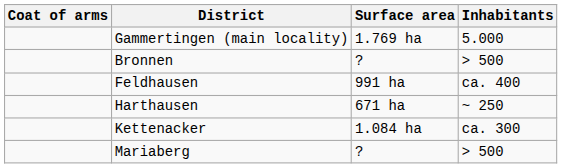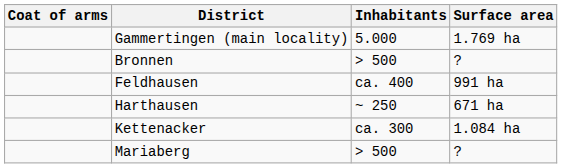columns swapped: (508, 16) <-> (405, 16)
